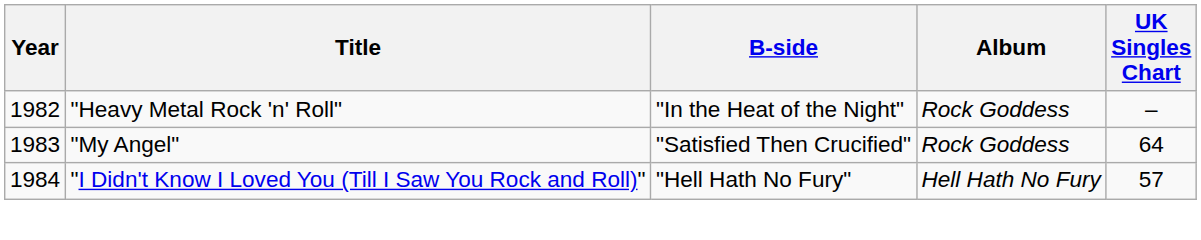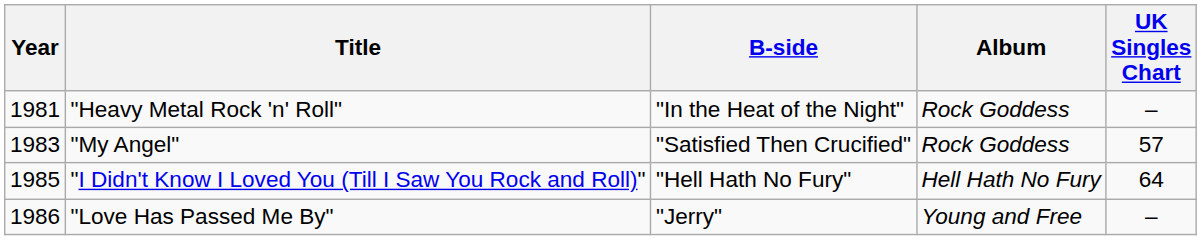(35, 108) 1982 -> (35, 108) 1981
(1151, 144) 64 -> (1151, 144) 57
(35, 180) 1984 -> (35, 180) 1985
(1151, 180) 57 -> (1151, 180) 64
+ row: (202, 216)
